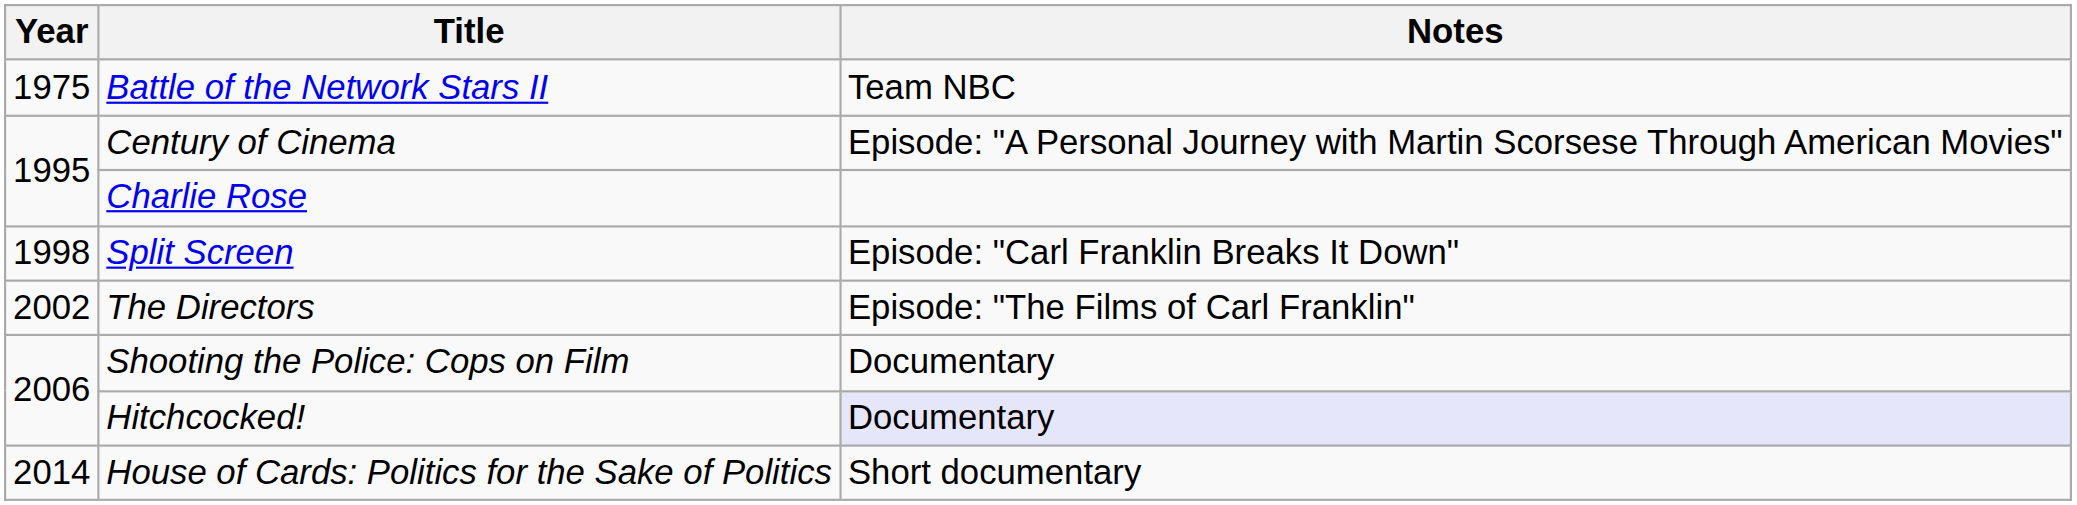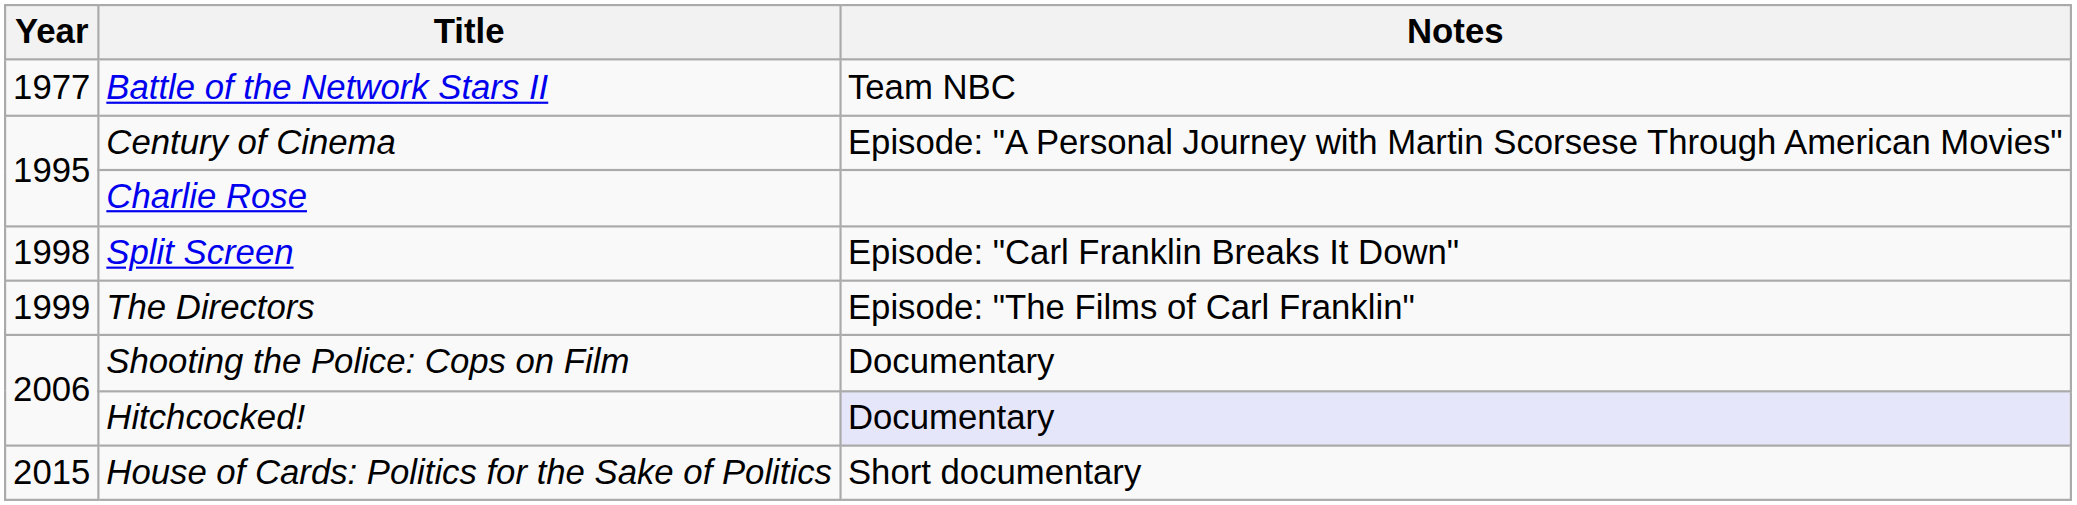(52, 87) 1975 -> (52, 87) 1977
(52, 307) 2002 -> (52, 307) 1999
(52, 472) 2014 -> (52, 472) 2015
